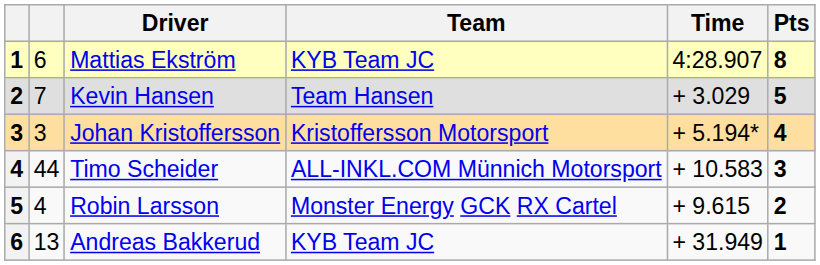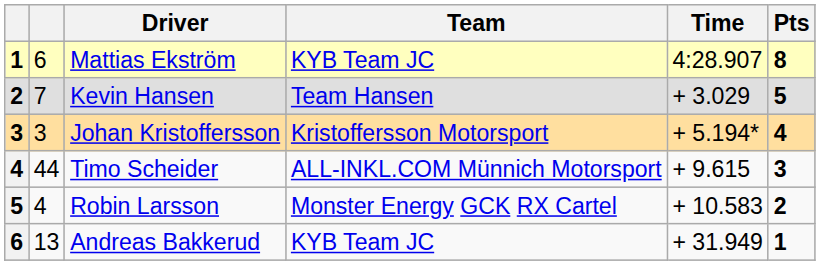(718, 170) + 10.583 -> (711, 170) + 9.615
(711, 206) + 9.615 -> (718, 206) + 10.583
